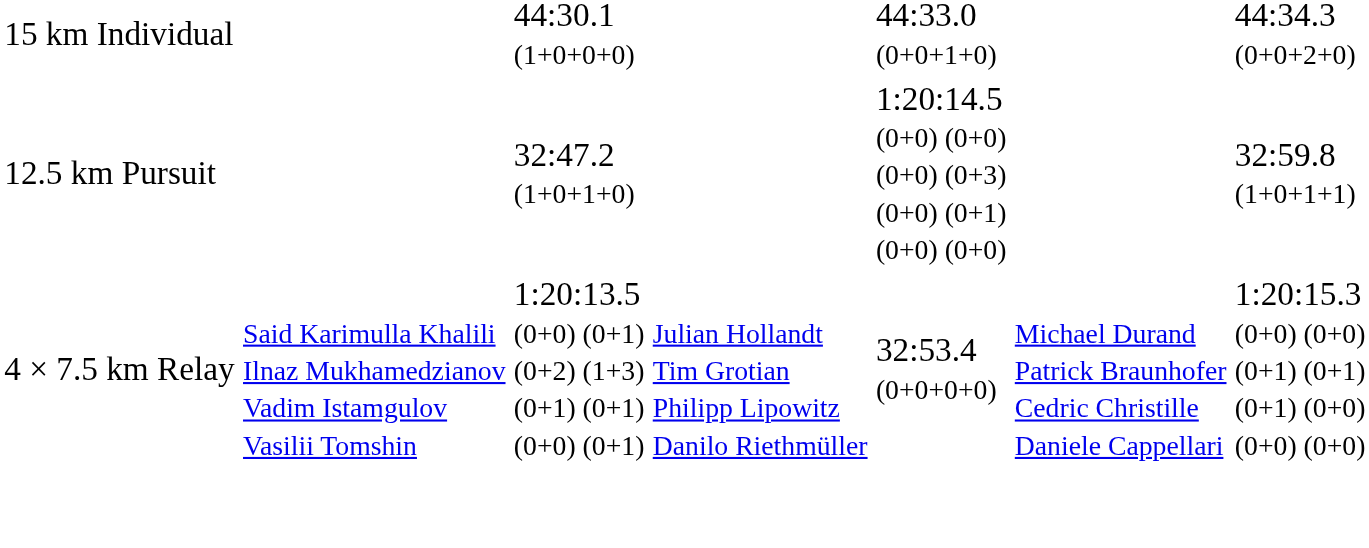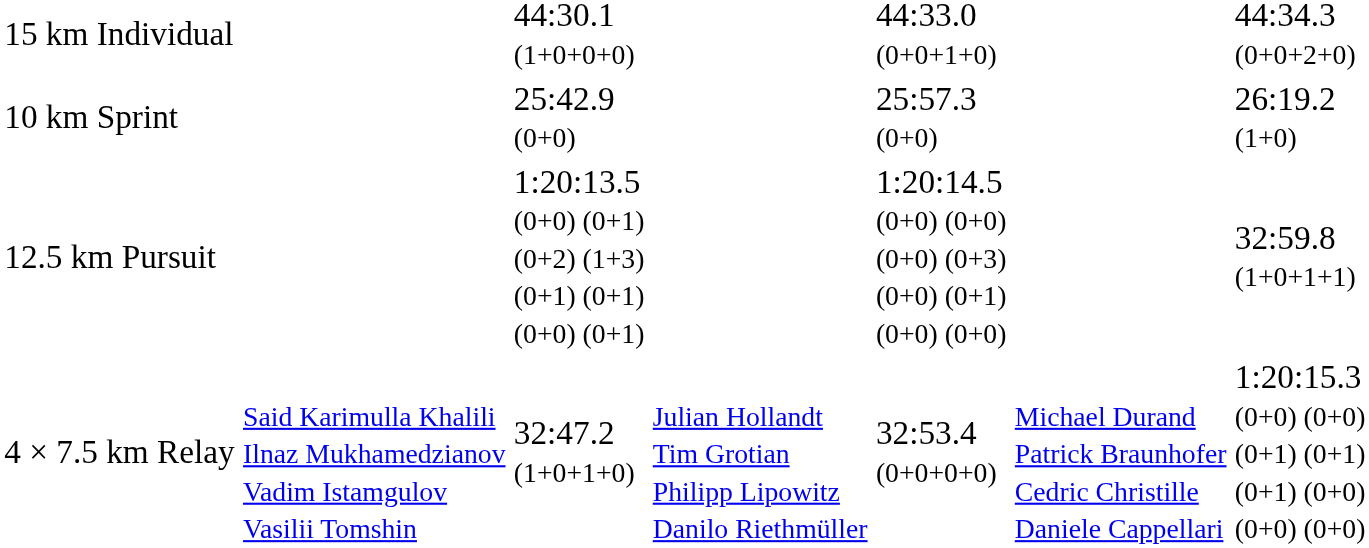+ row: (91, 117)
(574, 173) 32:47.2 (1+0+1+0) -> (579, 256) 1:20:13.5 (0+0) (0+1) (0+2) (1+3) (0+1) (0+1) (0+0) (0+1)
(579, 369) 1:20:13.5 (0+0) (0+1) (0+2) (1+3) (0+1) (0+1) (0+0) (0+1) -> (574, 452) 32:47.2 (1+0+1+0)
